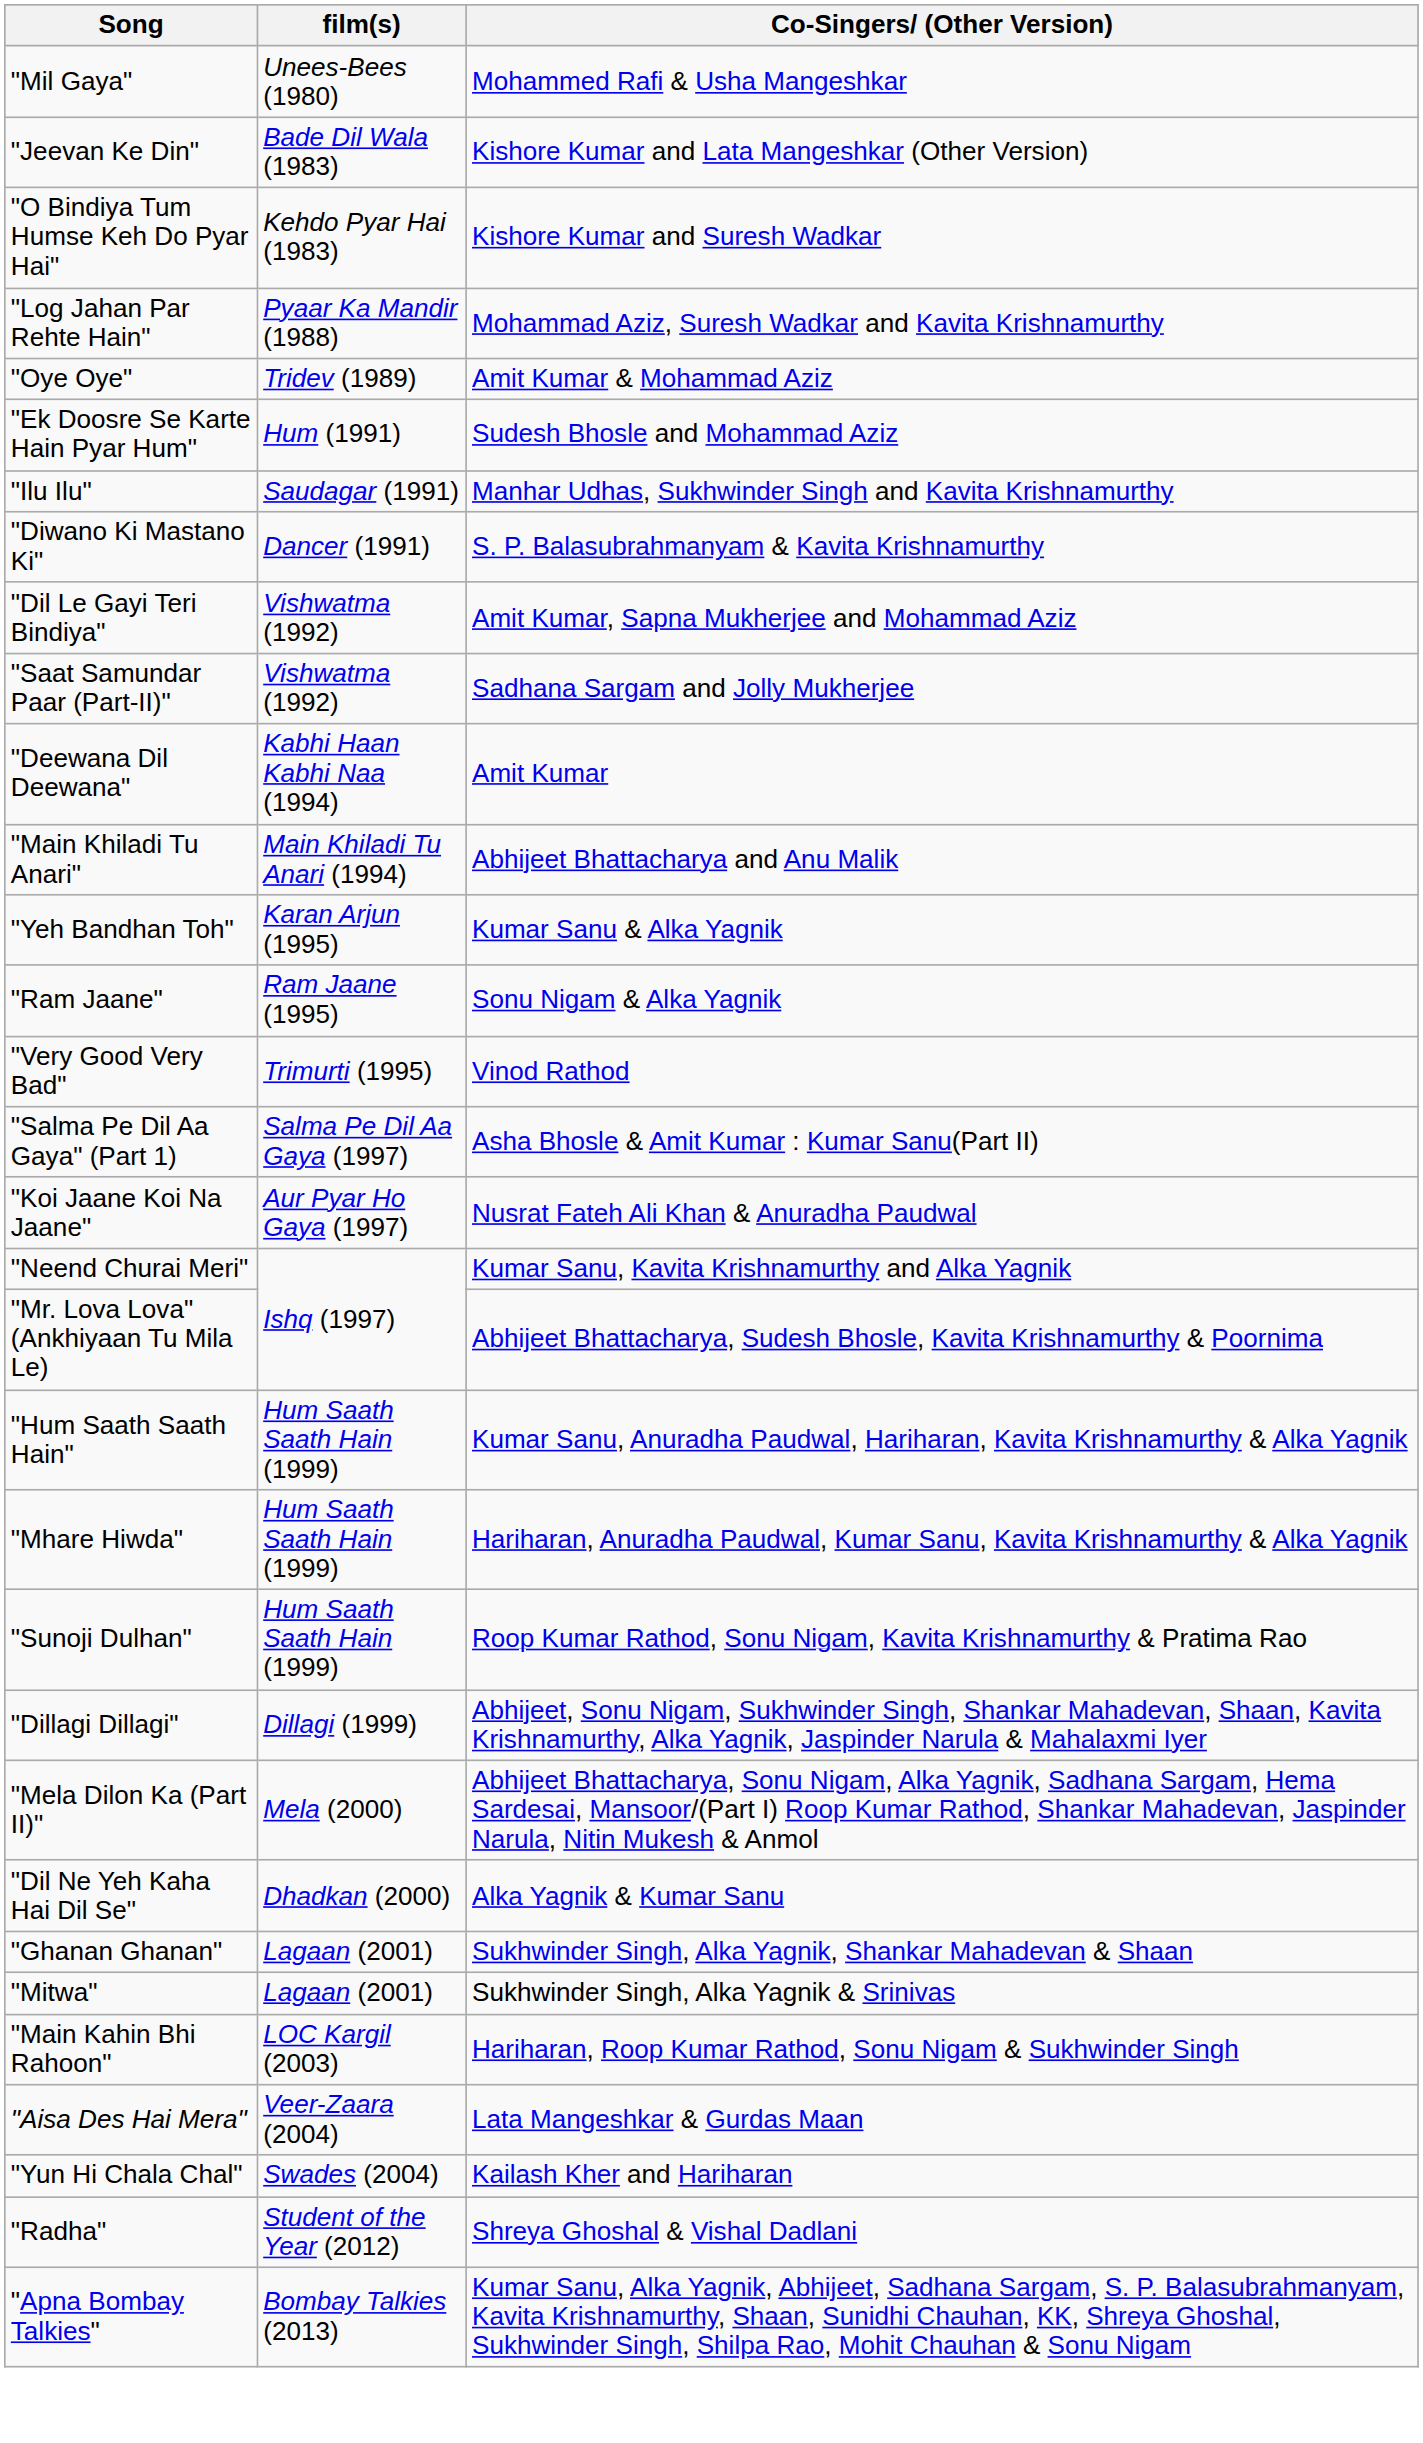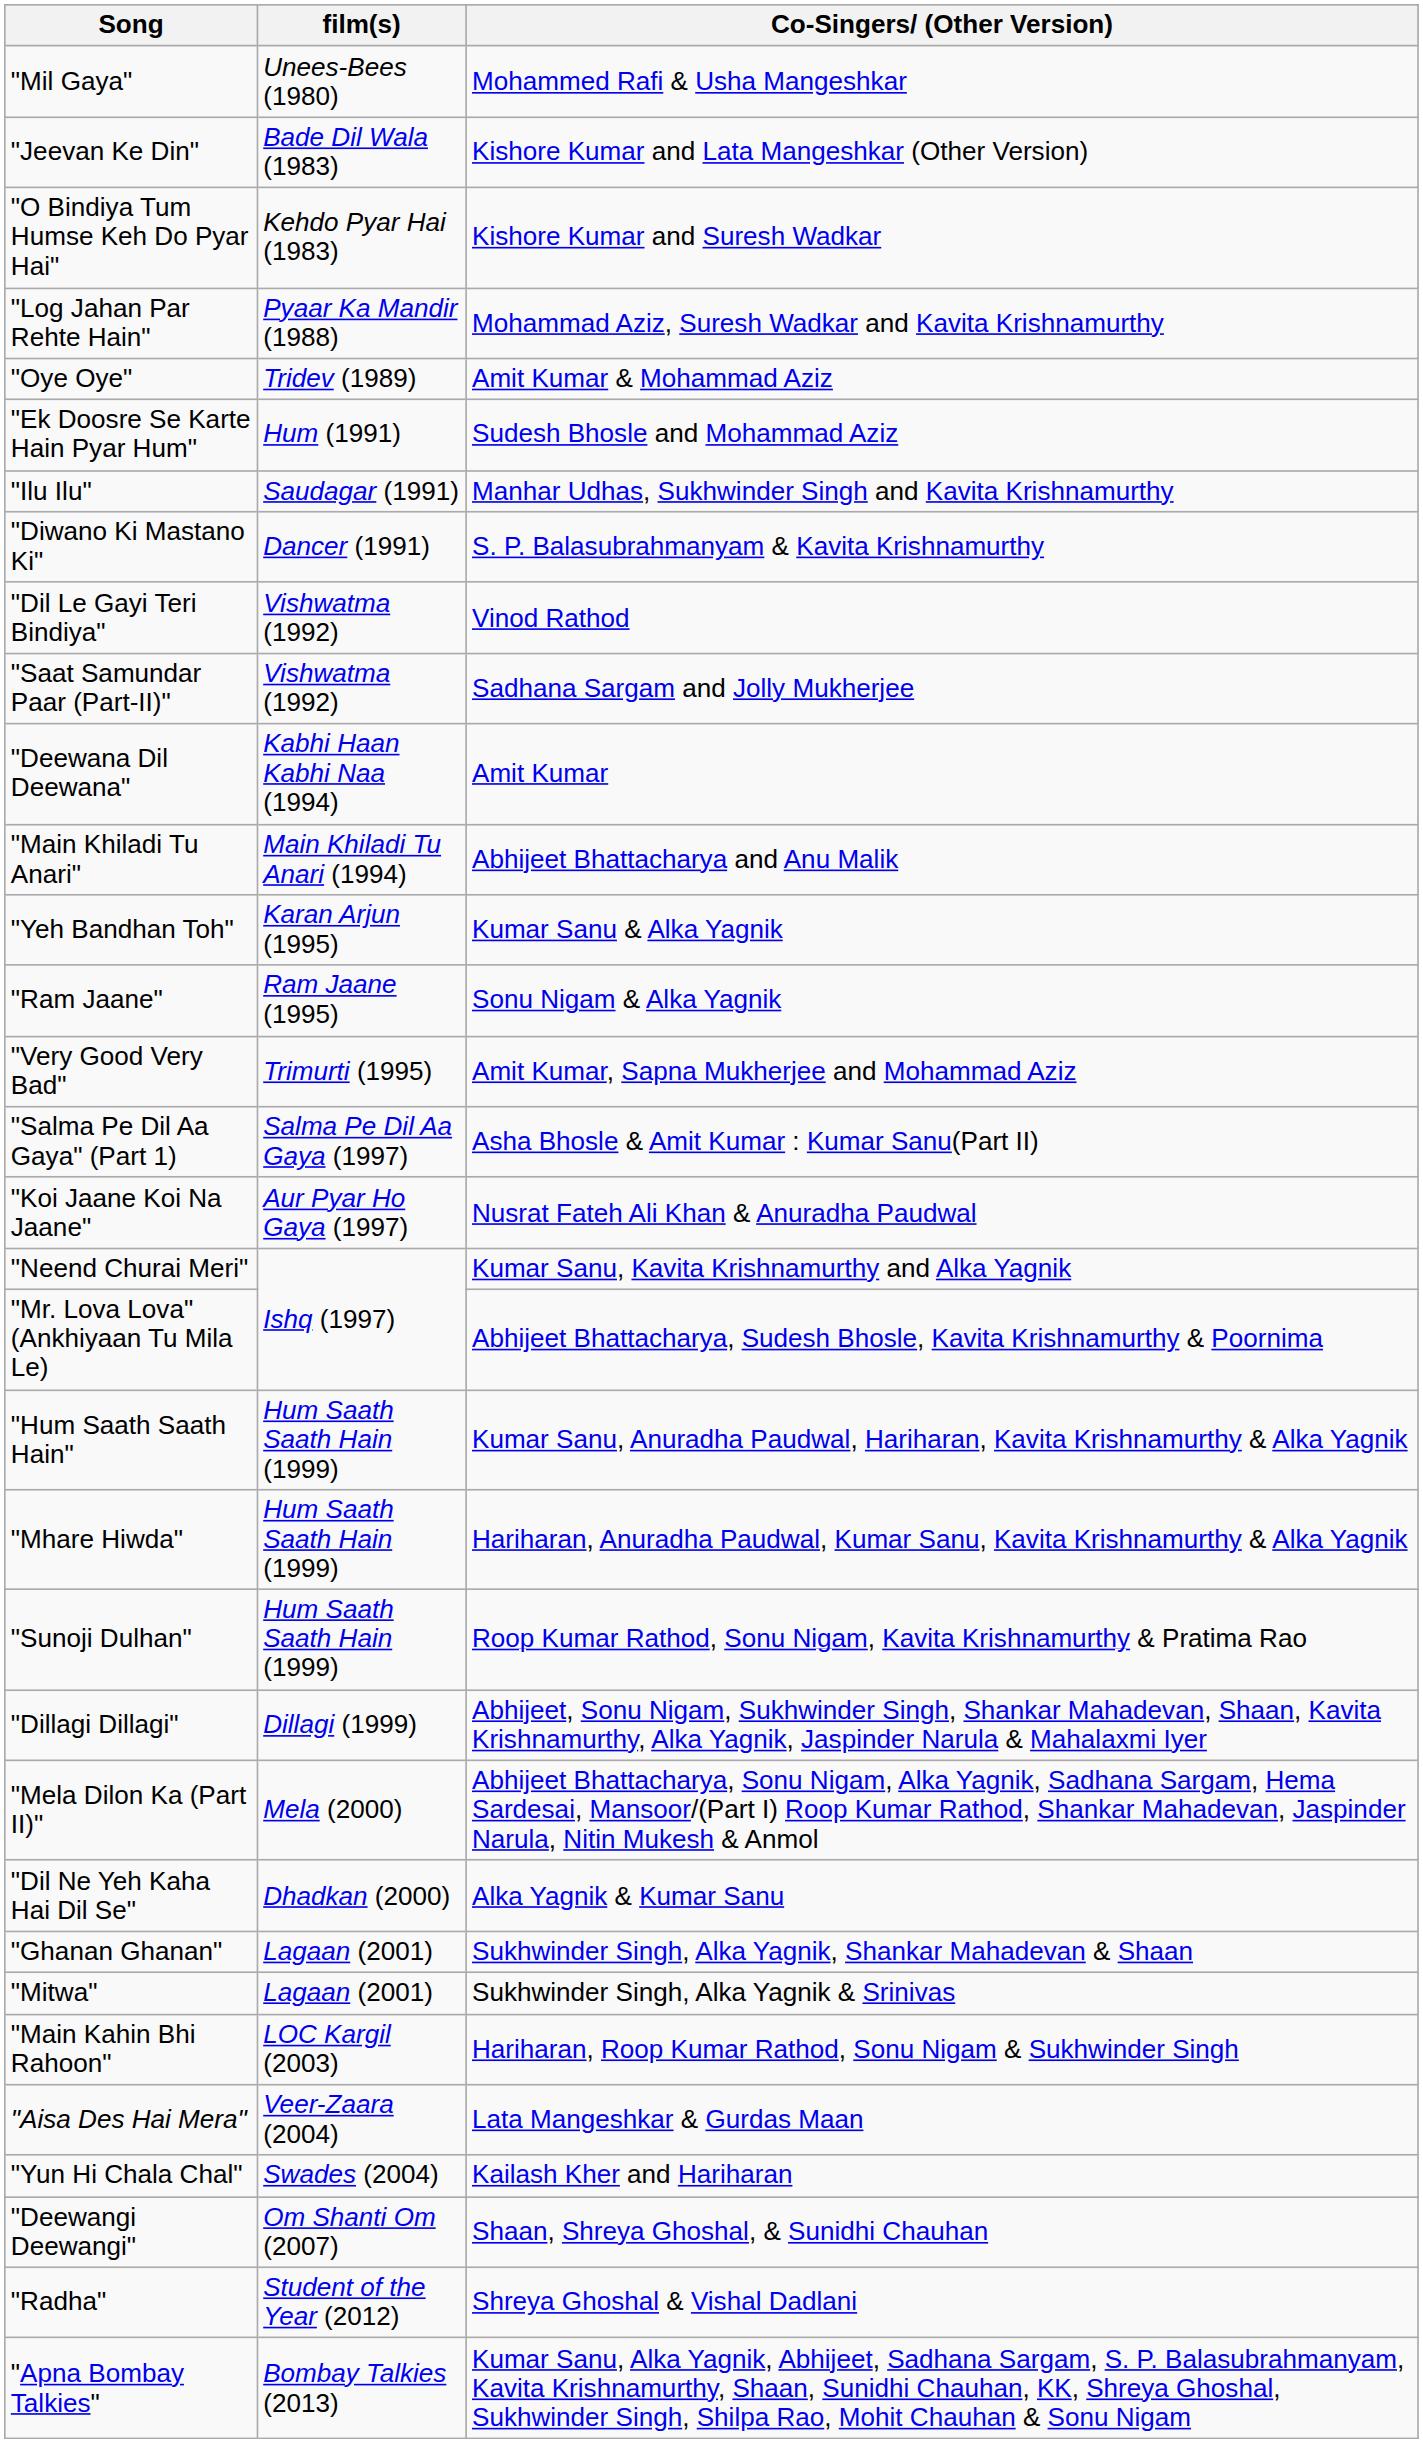(774, 617) Amit Kumar, Sapna Mukherjee and Mohammad Aziz -> (551, 617) Vinod Rathod
(551, 1071) Vinod Rathod -> (774, 1071) Amit Kumar, Sapna Mukherjee and Mohammad Aziz
+ row: (73, 2231)
